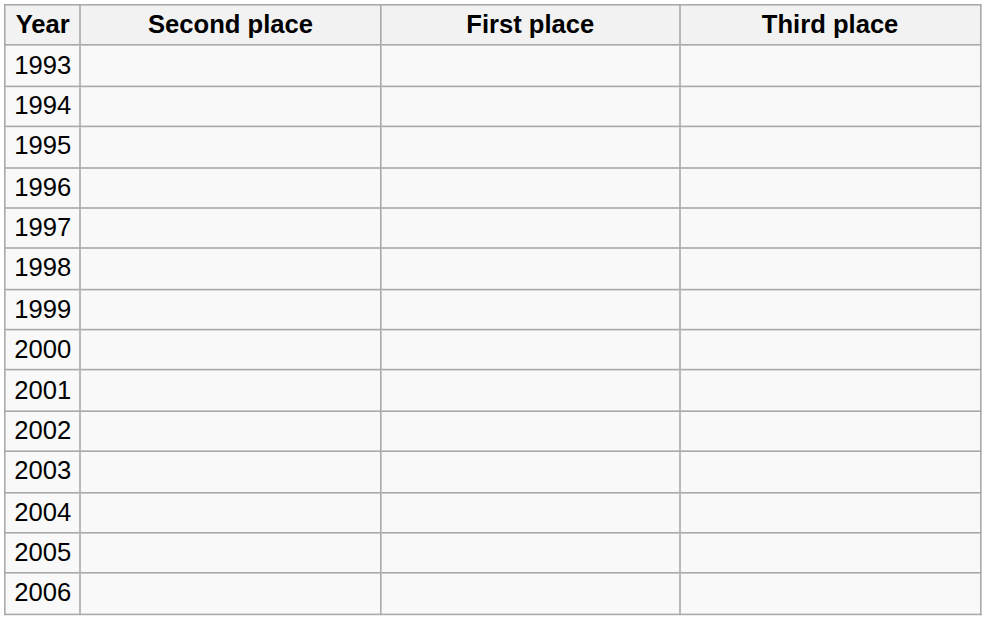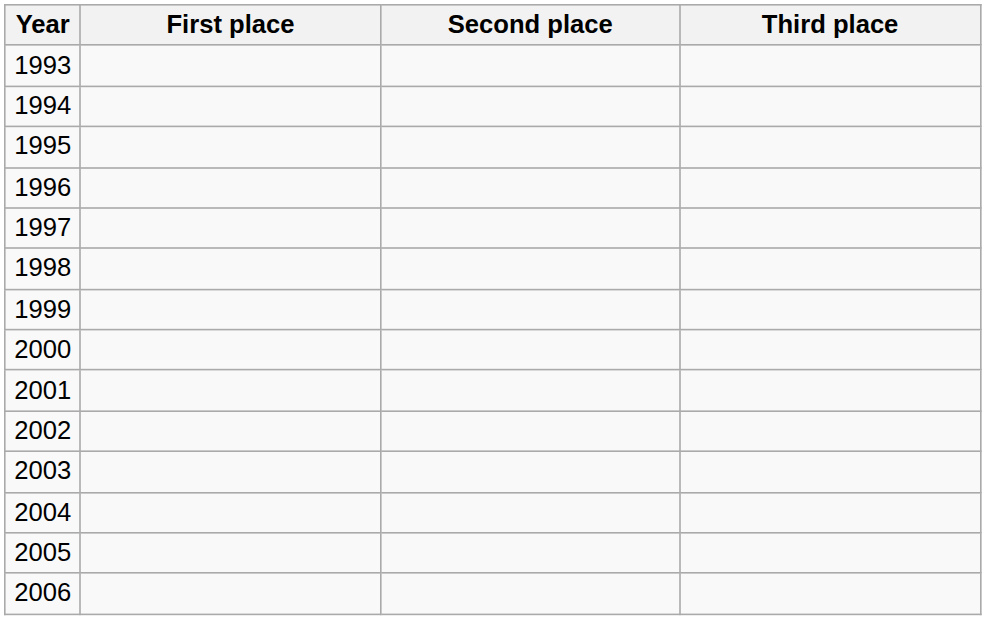columns swapped: (530, 24) <-> (230, 24)
